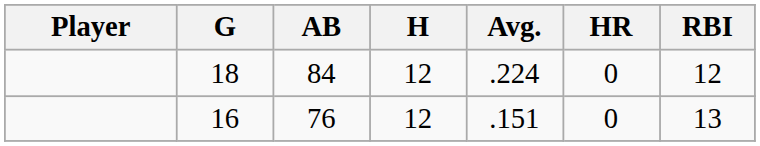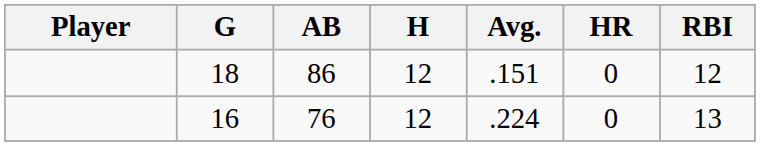(321, 72) 84 -> (321, 72) 86
(514, 72) .224 -> (514, 72) .151
(514, 118) .151 -> (514, 118) .224
